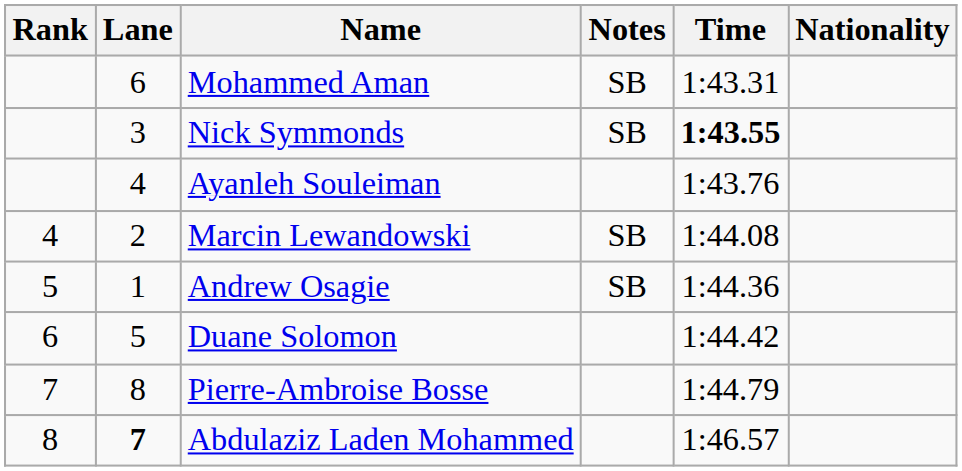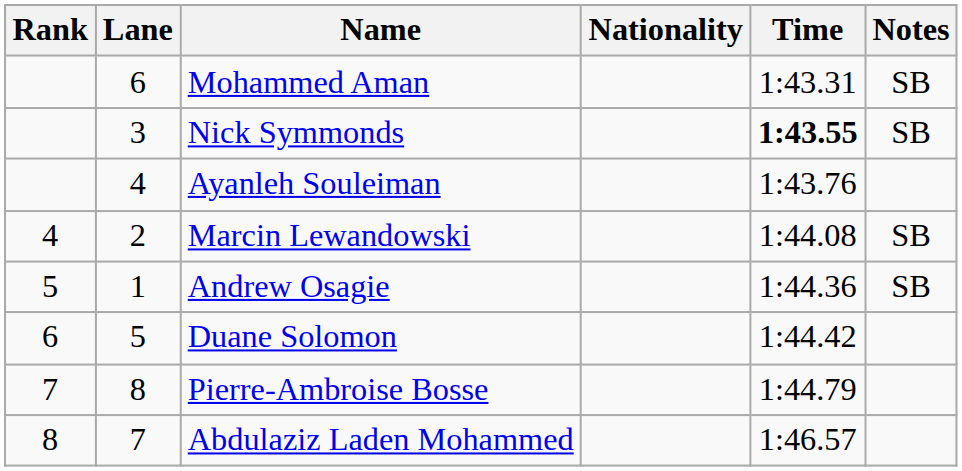columns swapped: (872, 30) <-> (627, 30)
(138, 440) bold -> (138, 440) normal
